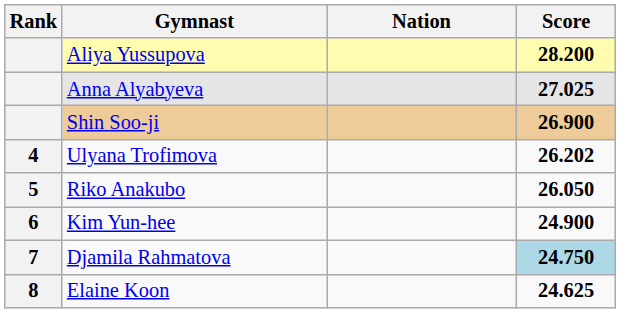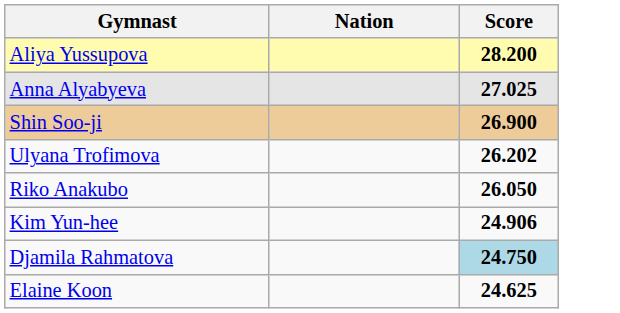- column: (33, 20)
(566, 222) 24.900 -> (509, 222) 24.906
